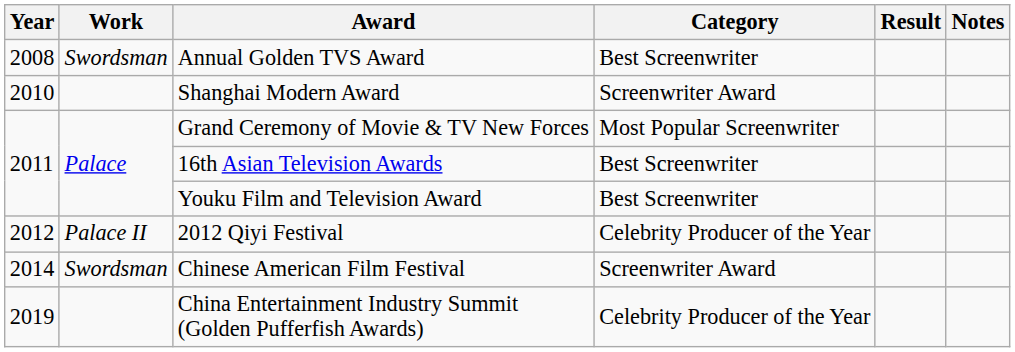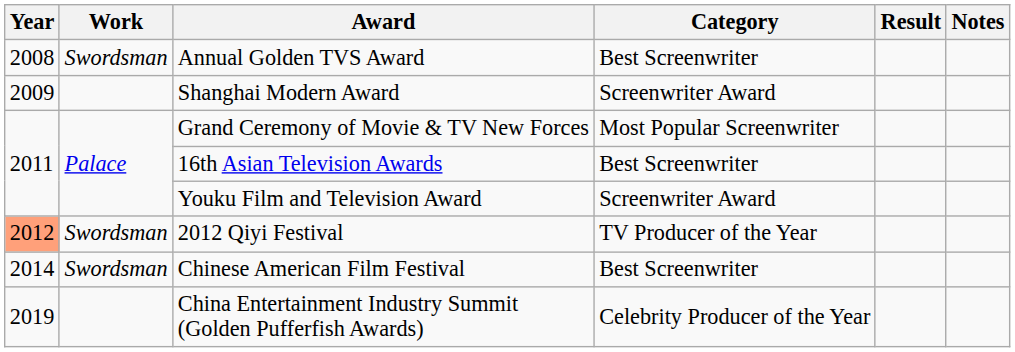(32, 92) 2010 -> (32, 92) 2009
(679, 198) Best Screenwriter -> (687, 198) Screenwriter Award
(32, 233) no background -> (32, 233) lightsalmon background
(106, 233) Palace II -> (116, 233) Swordsman
(735, 233) Celebrity Producer of the Year -> (708, 233) TV Producer of the Year
(687, 269) Screenwriter Award -> (679, 269) Best Screenwriter
